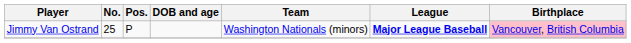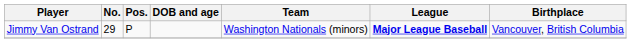(109, 29) 25 -> (109, 29) 29
(558, 29) pink background -> (558, 29) no background
